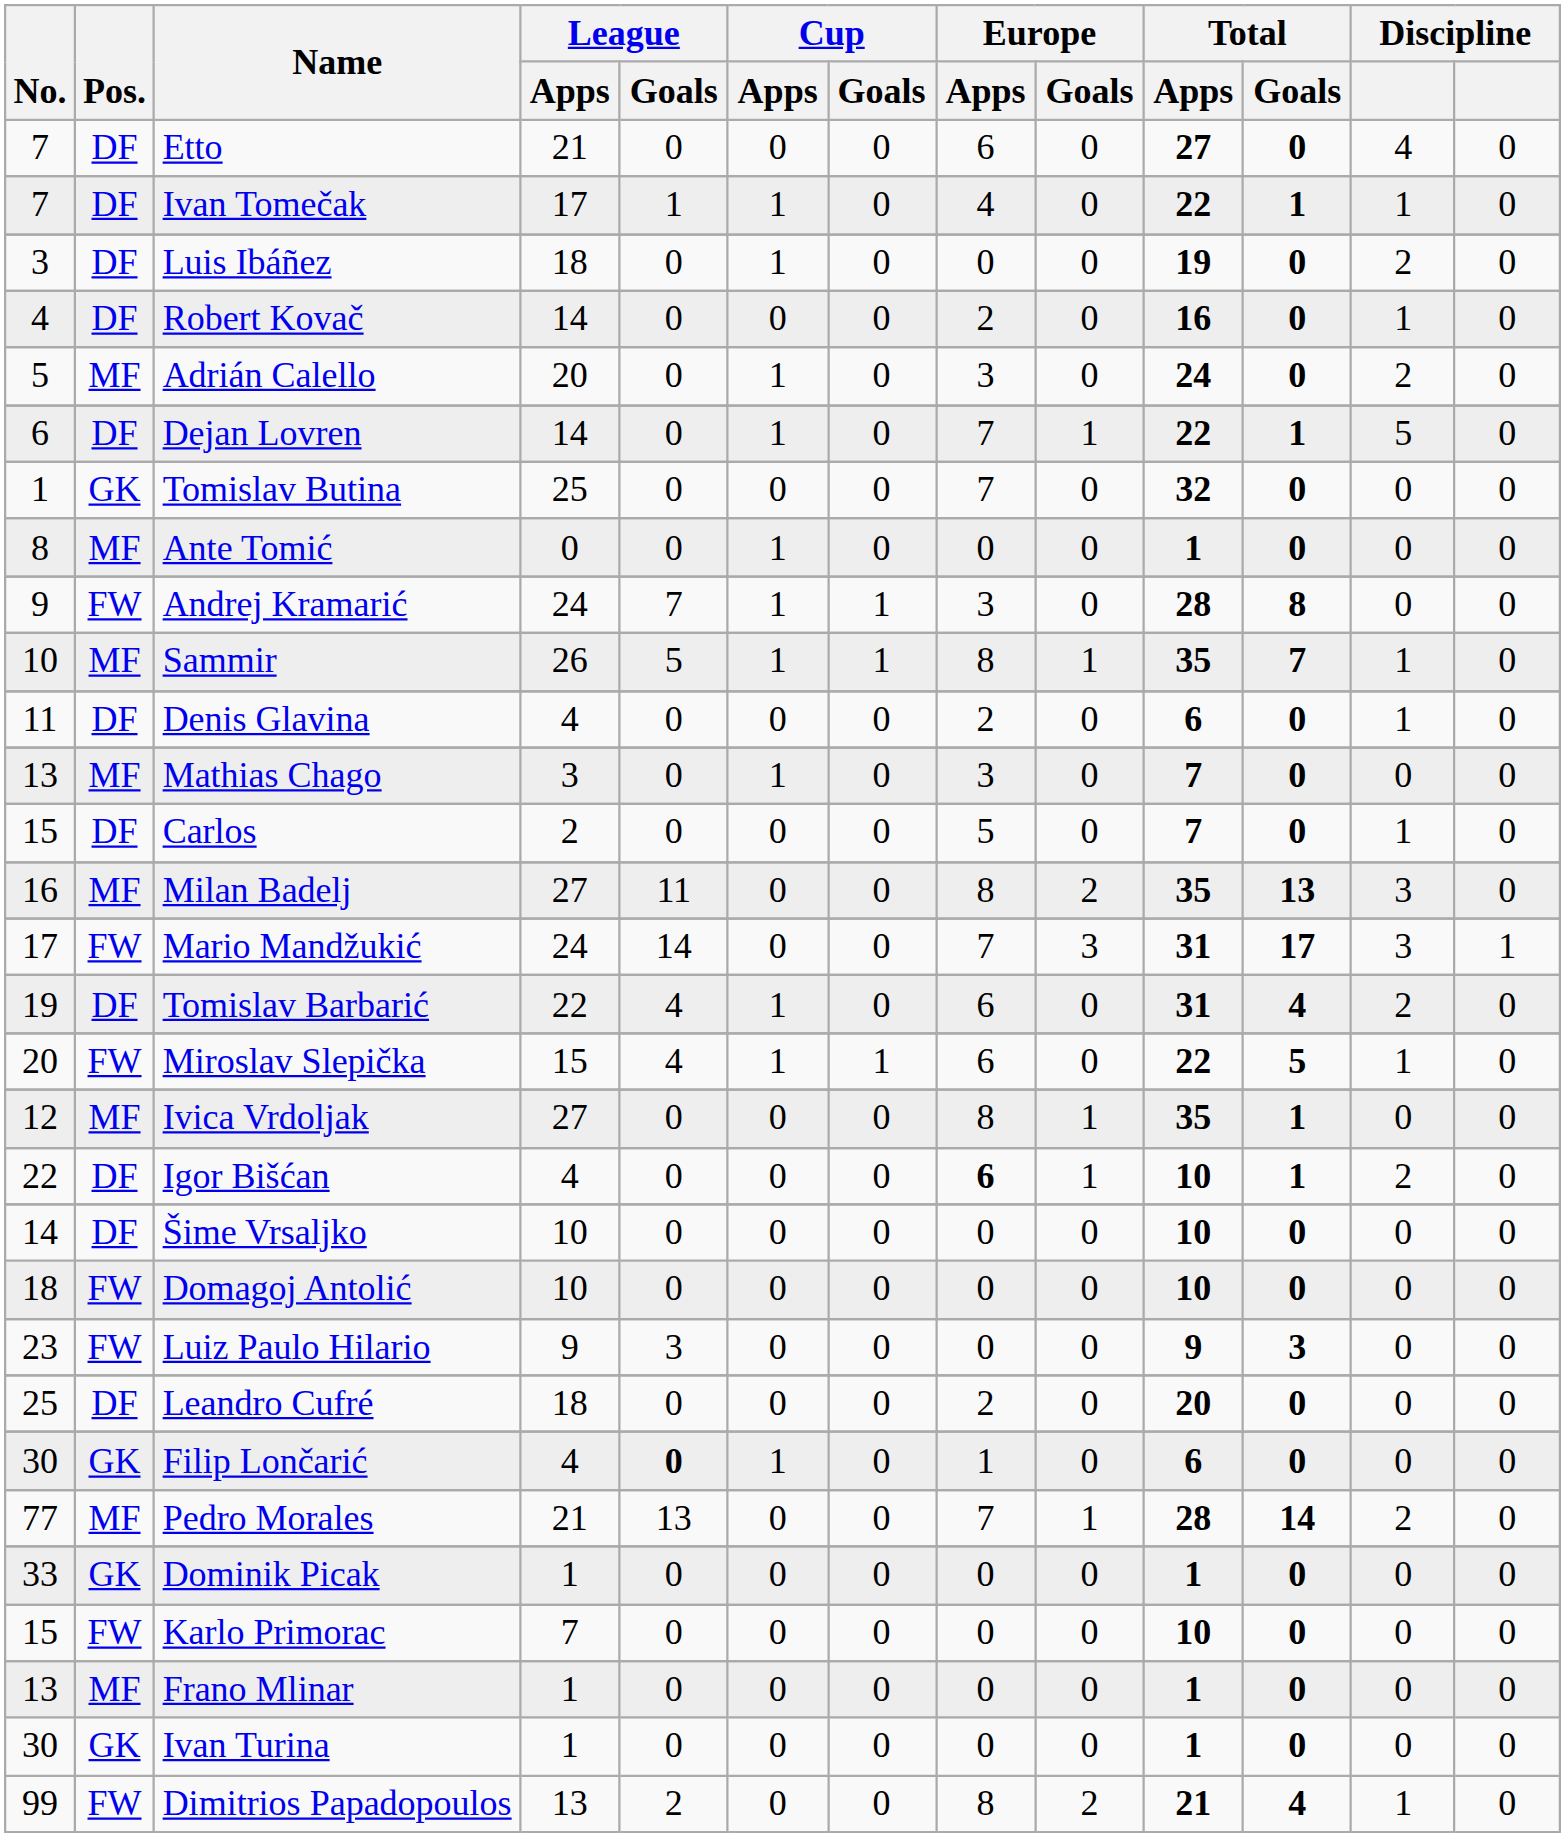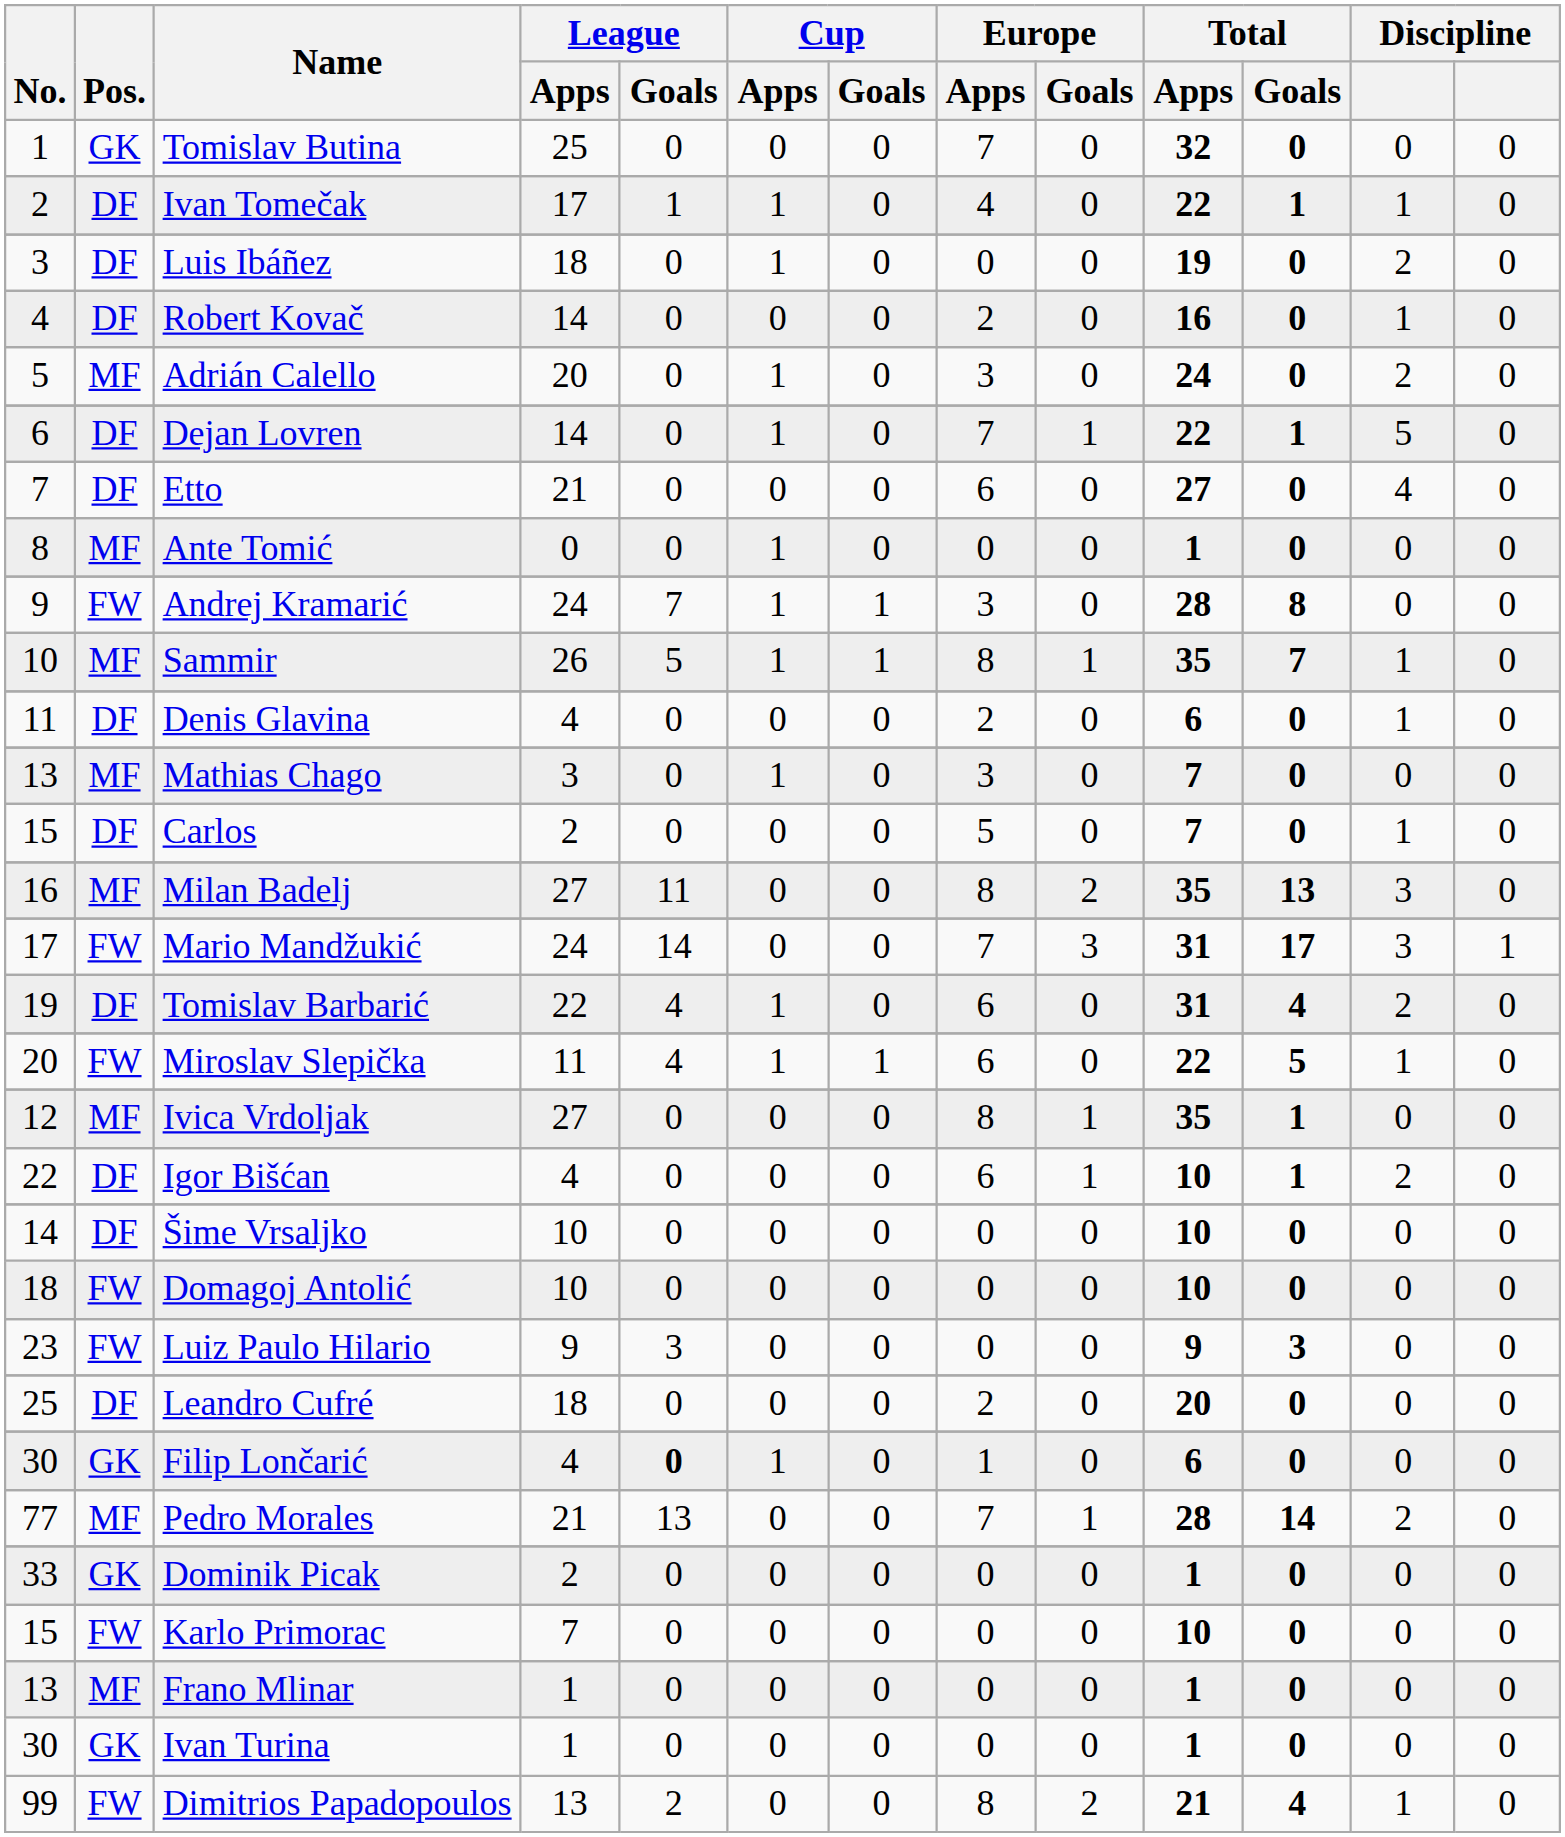rows swapped: (282, 489) <-> (193, 147)
(40, 204) 7 -> (40, 204) 2
(570, 1060) 15 -> (570, 1060) 11
(985, 1174) bold -> (985, 1174) normal
(570, 1574) 1 -> (570, 1574) 2
